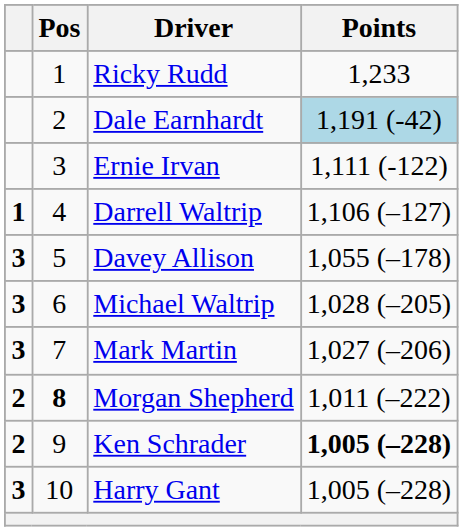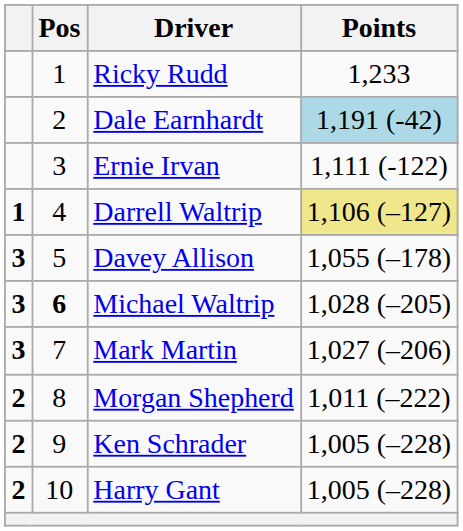(379, 212) no background -> (379, 212) khaki background
(59, 304) normal -> (59, 304) bold
(59, 396) bold -> (59, 396) normal
(379, 442) bold -> (379, 442) normal
(18, 488) 3 -> (18, 488) 2
